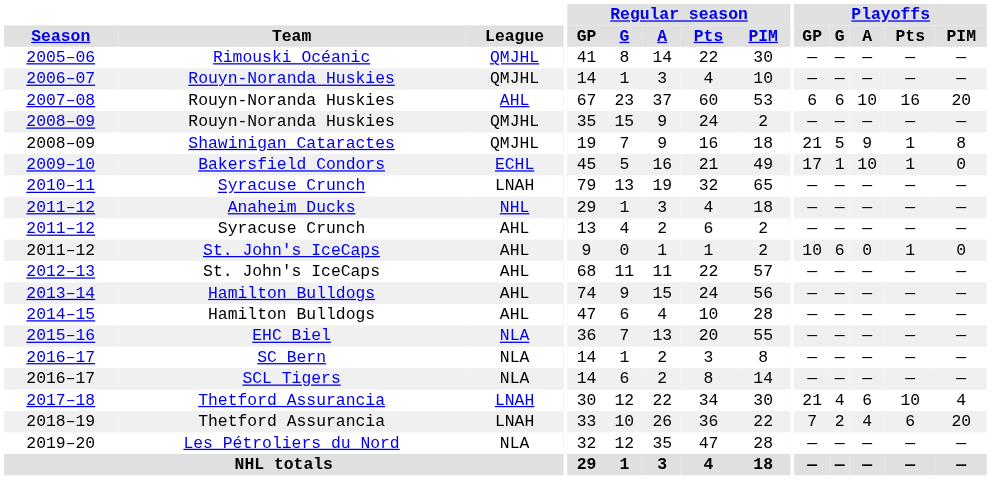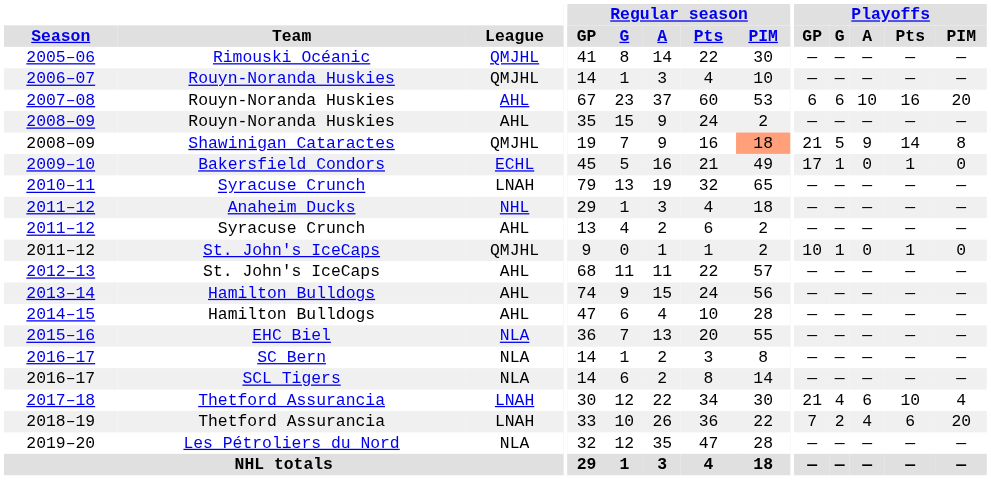(515, 122) QMJHL -> (515, 122) AHL
(763, 143) no background -> (763, 143) lightsalmon background
(910, 143) 1 -> (910, 143) 14
(867, 165) 10 -> (867, 165) 0
(515, 250) AHL -> (515, 250) QMJHL
(840, 250) 6 -> (840, 250) 1
